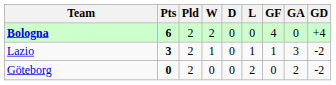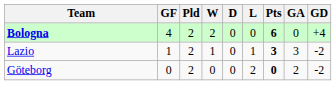columns swapped: (168, 13) <-> (273, 13)
